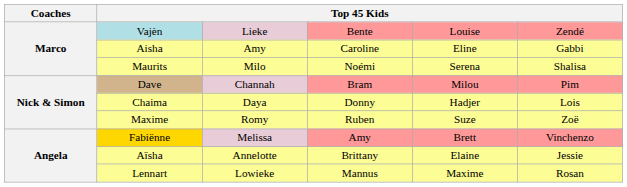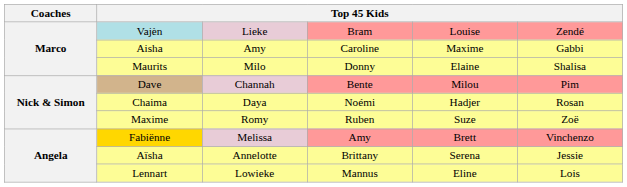(360, 31) Bente -> (360, 31) Bram
(465, 48) Eline -> (465, 48) Maxime
(360, 66) Noémi -> (360, 66) Donny
(465, 66) Serena -> (465, 66) Elaine
(360, 84) Bram -> (360, 84) Bente
(360, 102) Donny -> (360, 102) Noémi
(570, 102) Lois -> (570, 102) Rosan
(465, 155) Elaine -> (465, 155) Serena
(465, 173) Maxime -> (465, 173) Eline
(570, 173) Rosan -> (570, 173) Lois
